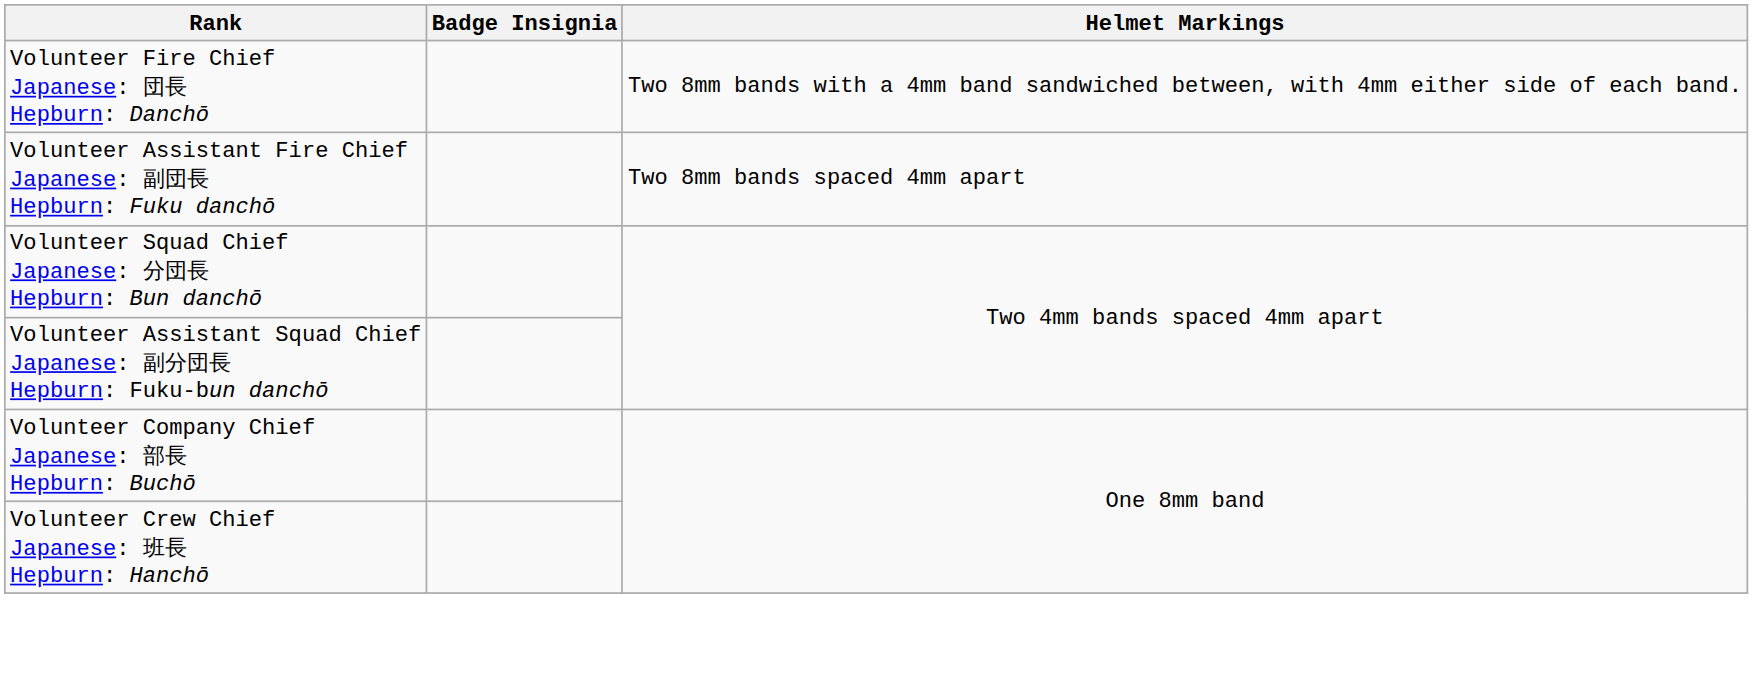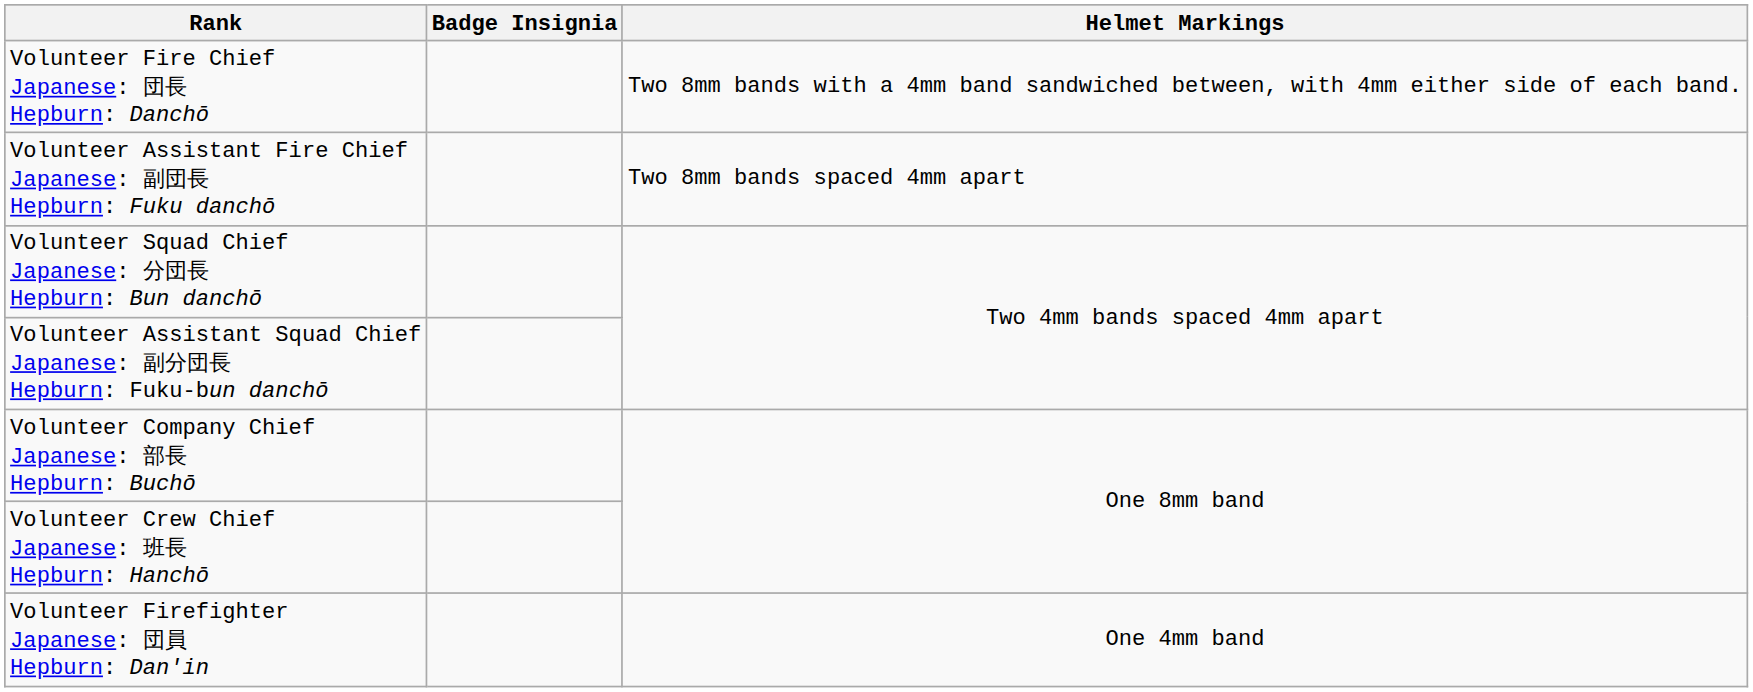+ row: (149, 640)
